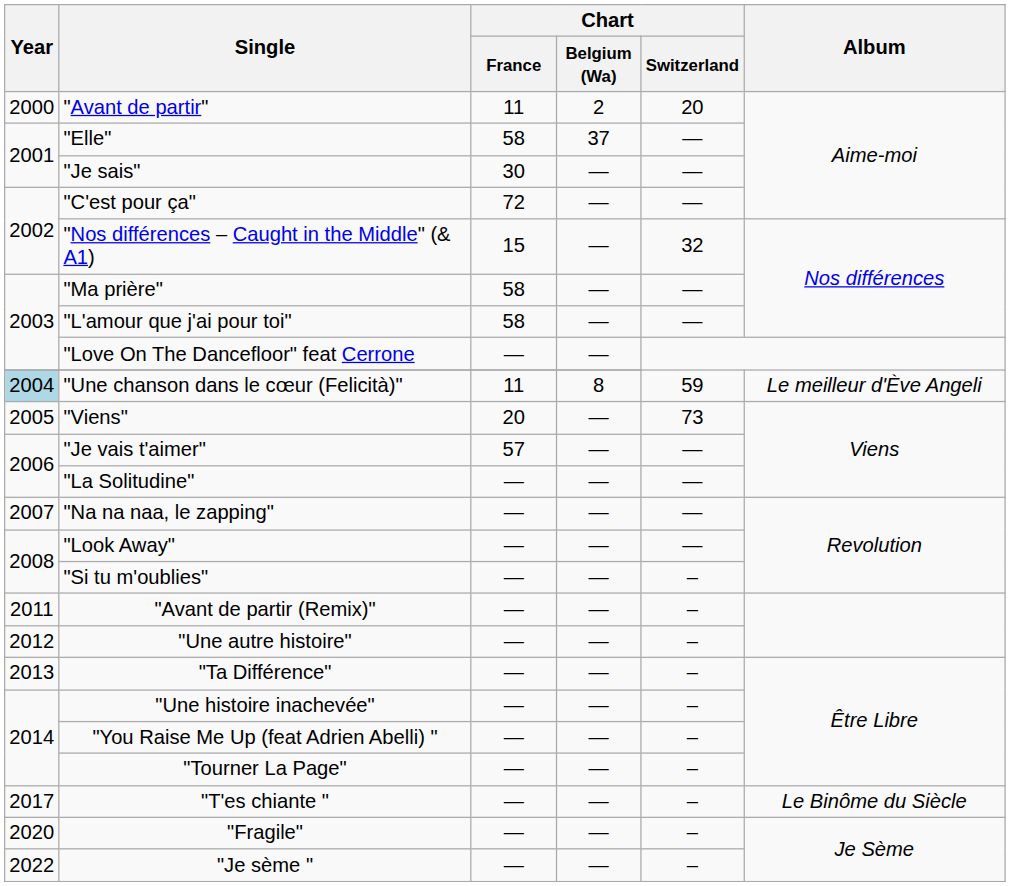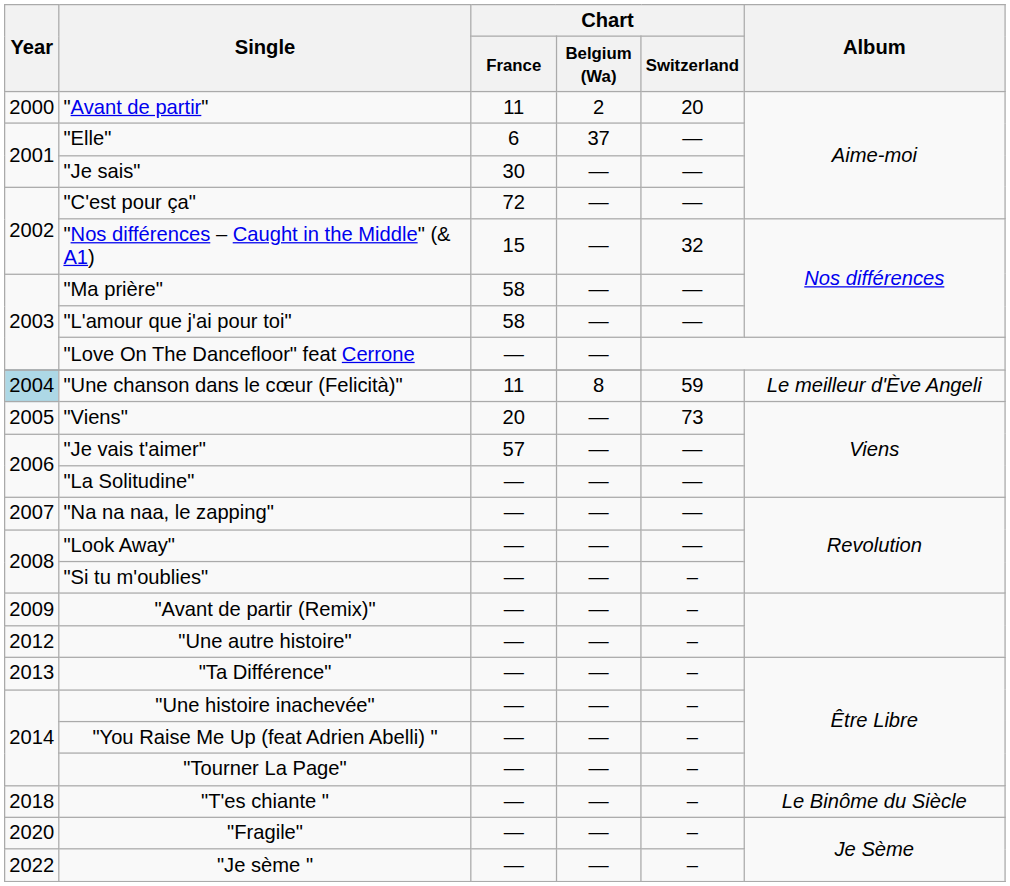(514, 139) 58 -> (514, 139) 6
(32, 609) 2011 -> (32, 609) 2009
(32, 801) 2017 -> (32, 801) 2018
